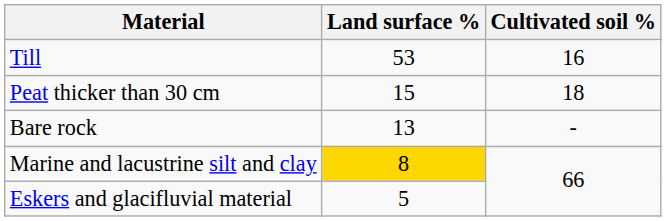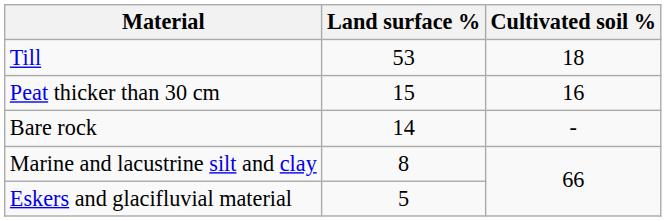(573, 57) 16 -> (573, 57) 18
(573, 92) 18 -> (573, 92) 16
(404, 127) 13 -> (404, 127) 14
(404, 163) gold background -> (404, 163) no background
